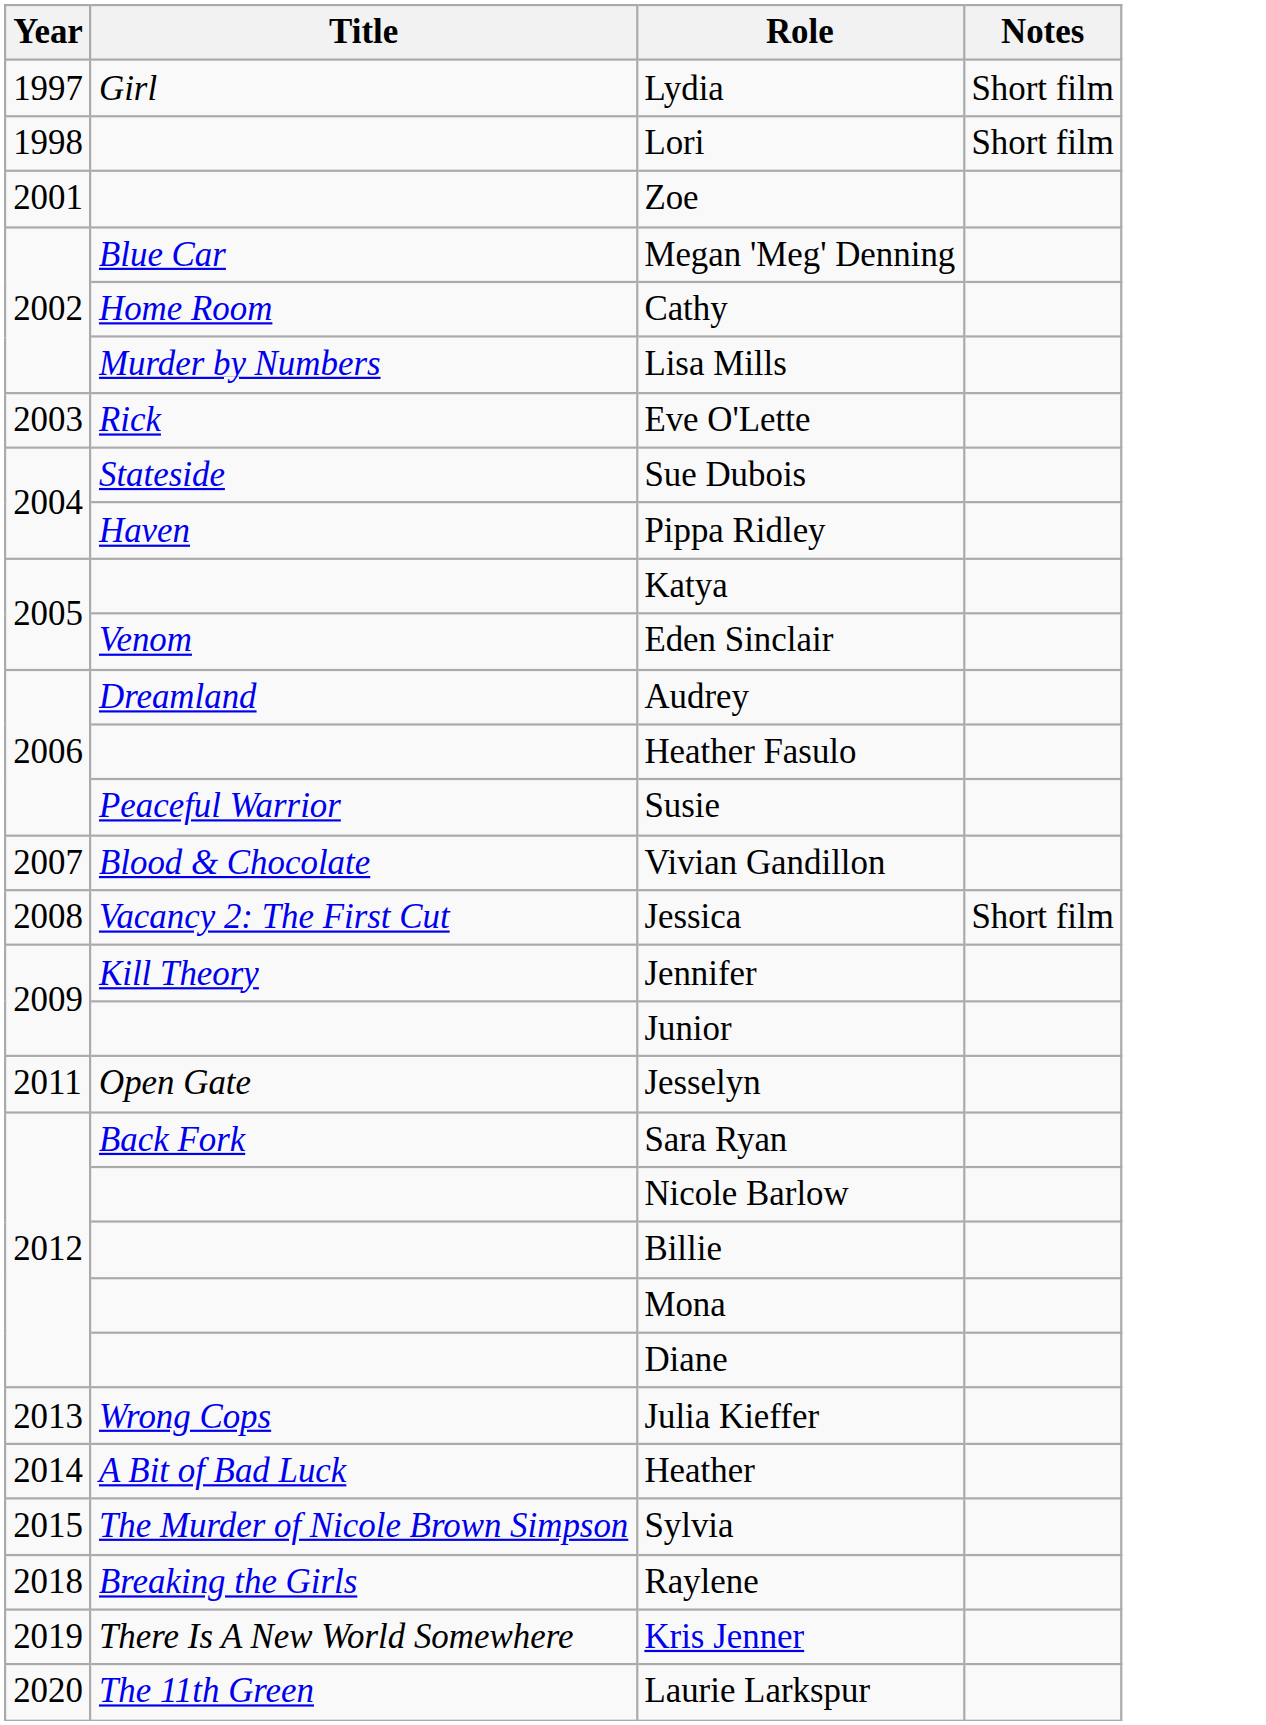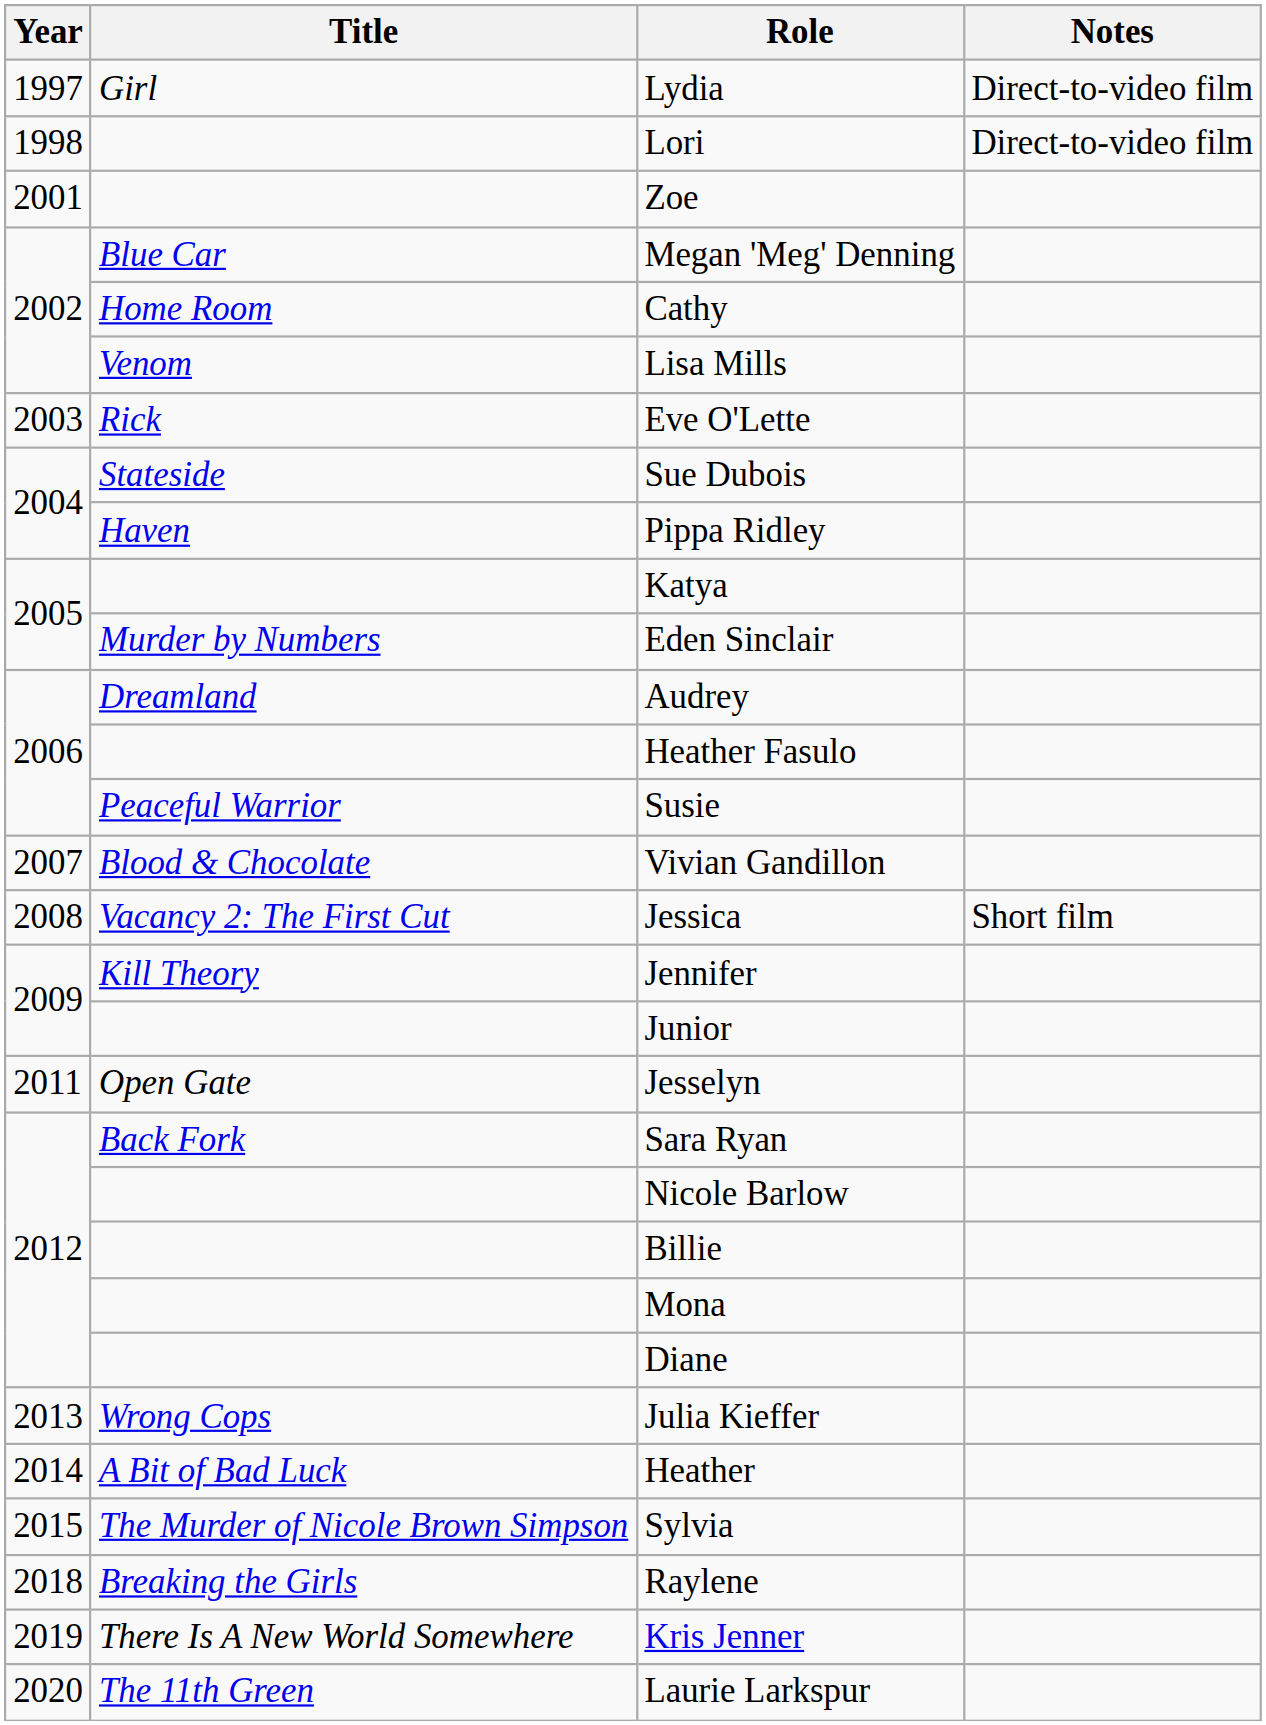(1043, 87) Short film -> (1112, 87) Direct-to-video film
(1043, 142) Short film -> (1112, 142) Direct-to-video film
(240, 364) Murder by Numbers -> (145, 364) Venom
(145, 640) Venom -> (240, 640) Murder by Numbers
